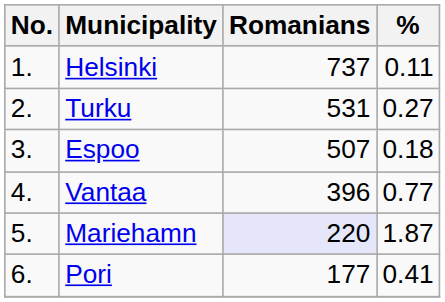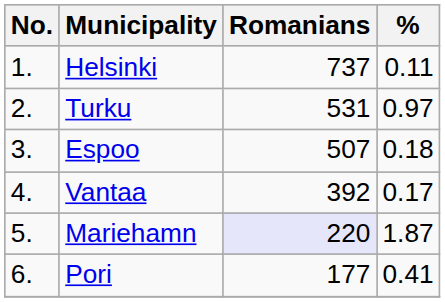(408, 108) 0.27 -> (408, 108) 0.97
(349, 191) 396 -> (349, 191) 392
(408, 191) 0.77 -> (408, 191) 0.17
